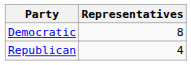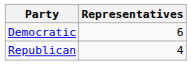(180, 32) 8 -> (180, 32) 6
